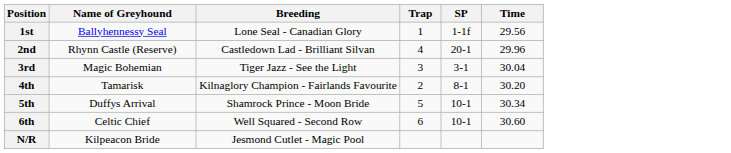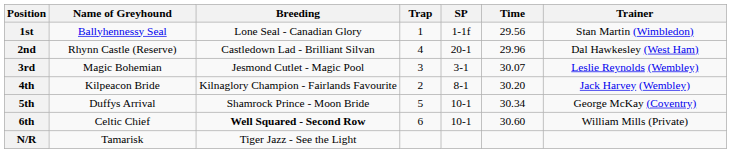+ column: (635, 13)
(298, 67) Tiger Jazz - See the Light -> (298, 67) Jesmond Cutlet - Magic Pool
(512, 67) 30.04 -> (512, 67) 30.07
(122, 85) Tamarisk -> (122, 85) Kilpeacon Bride
(298, 121) normal -> (298, 121) bold
(122, 139) Kilpeacon Bride -> (122, 139) Tamarisk
(298, 139) Jesmond Cutlet - Magic Pool -> (298, 139) Tiger Jazz - See the Light
